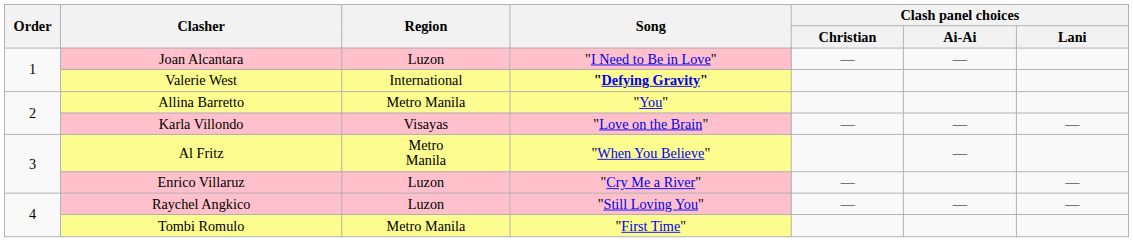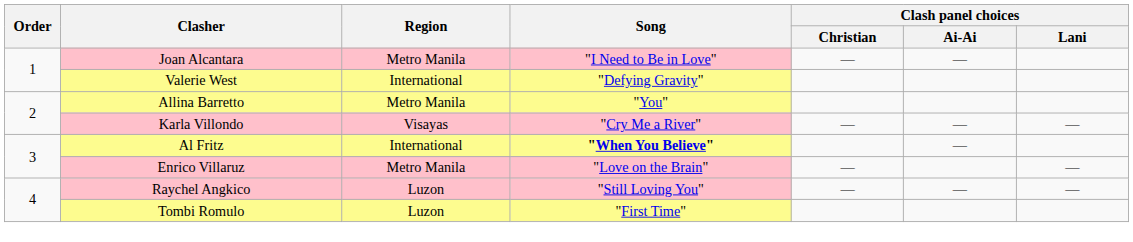(426, 59) Luzon -> (426, 59) Metro Manila
(651, 80) bold -> (651, 80) normal
(651, 124) "Love on the Brain" -> (651, 124) "Cry Me a River"
(426, 153) Metro Manila -> (426, 145) International
(651, 153) normal -> (651, 145) bold
(426, 182) Luzon -> (426, 167) Metro Manila
(651, 182) "Cry Me a River" -> (651, 167) "Love on the Brain"
(426, 226) Metro Manila -> (426, 211) Luzon
